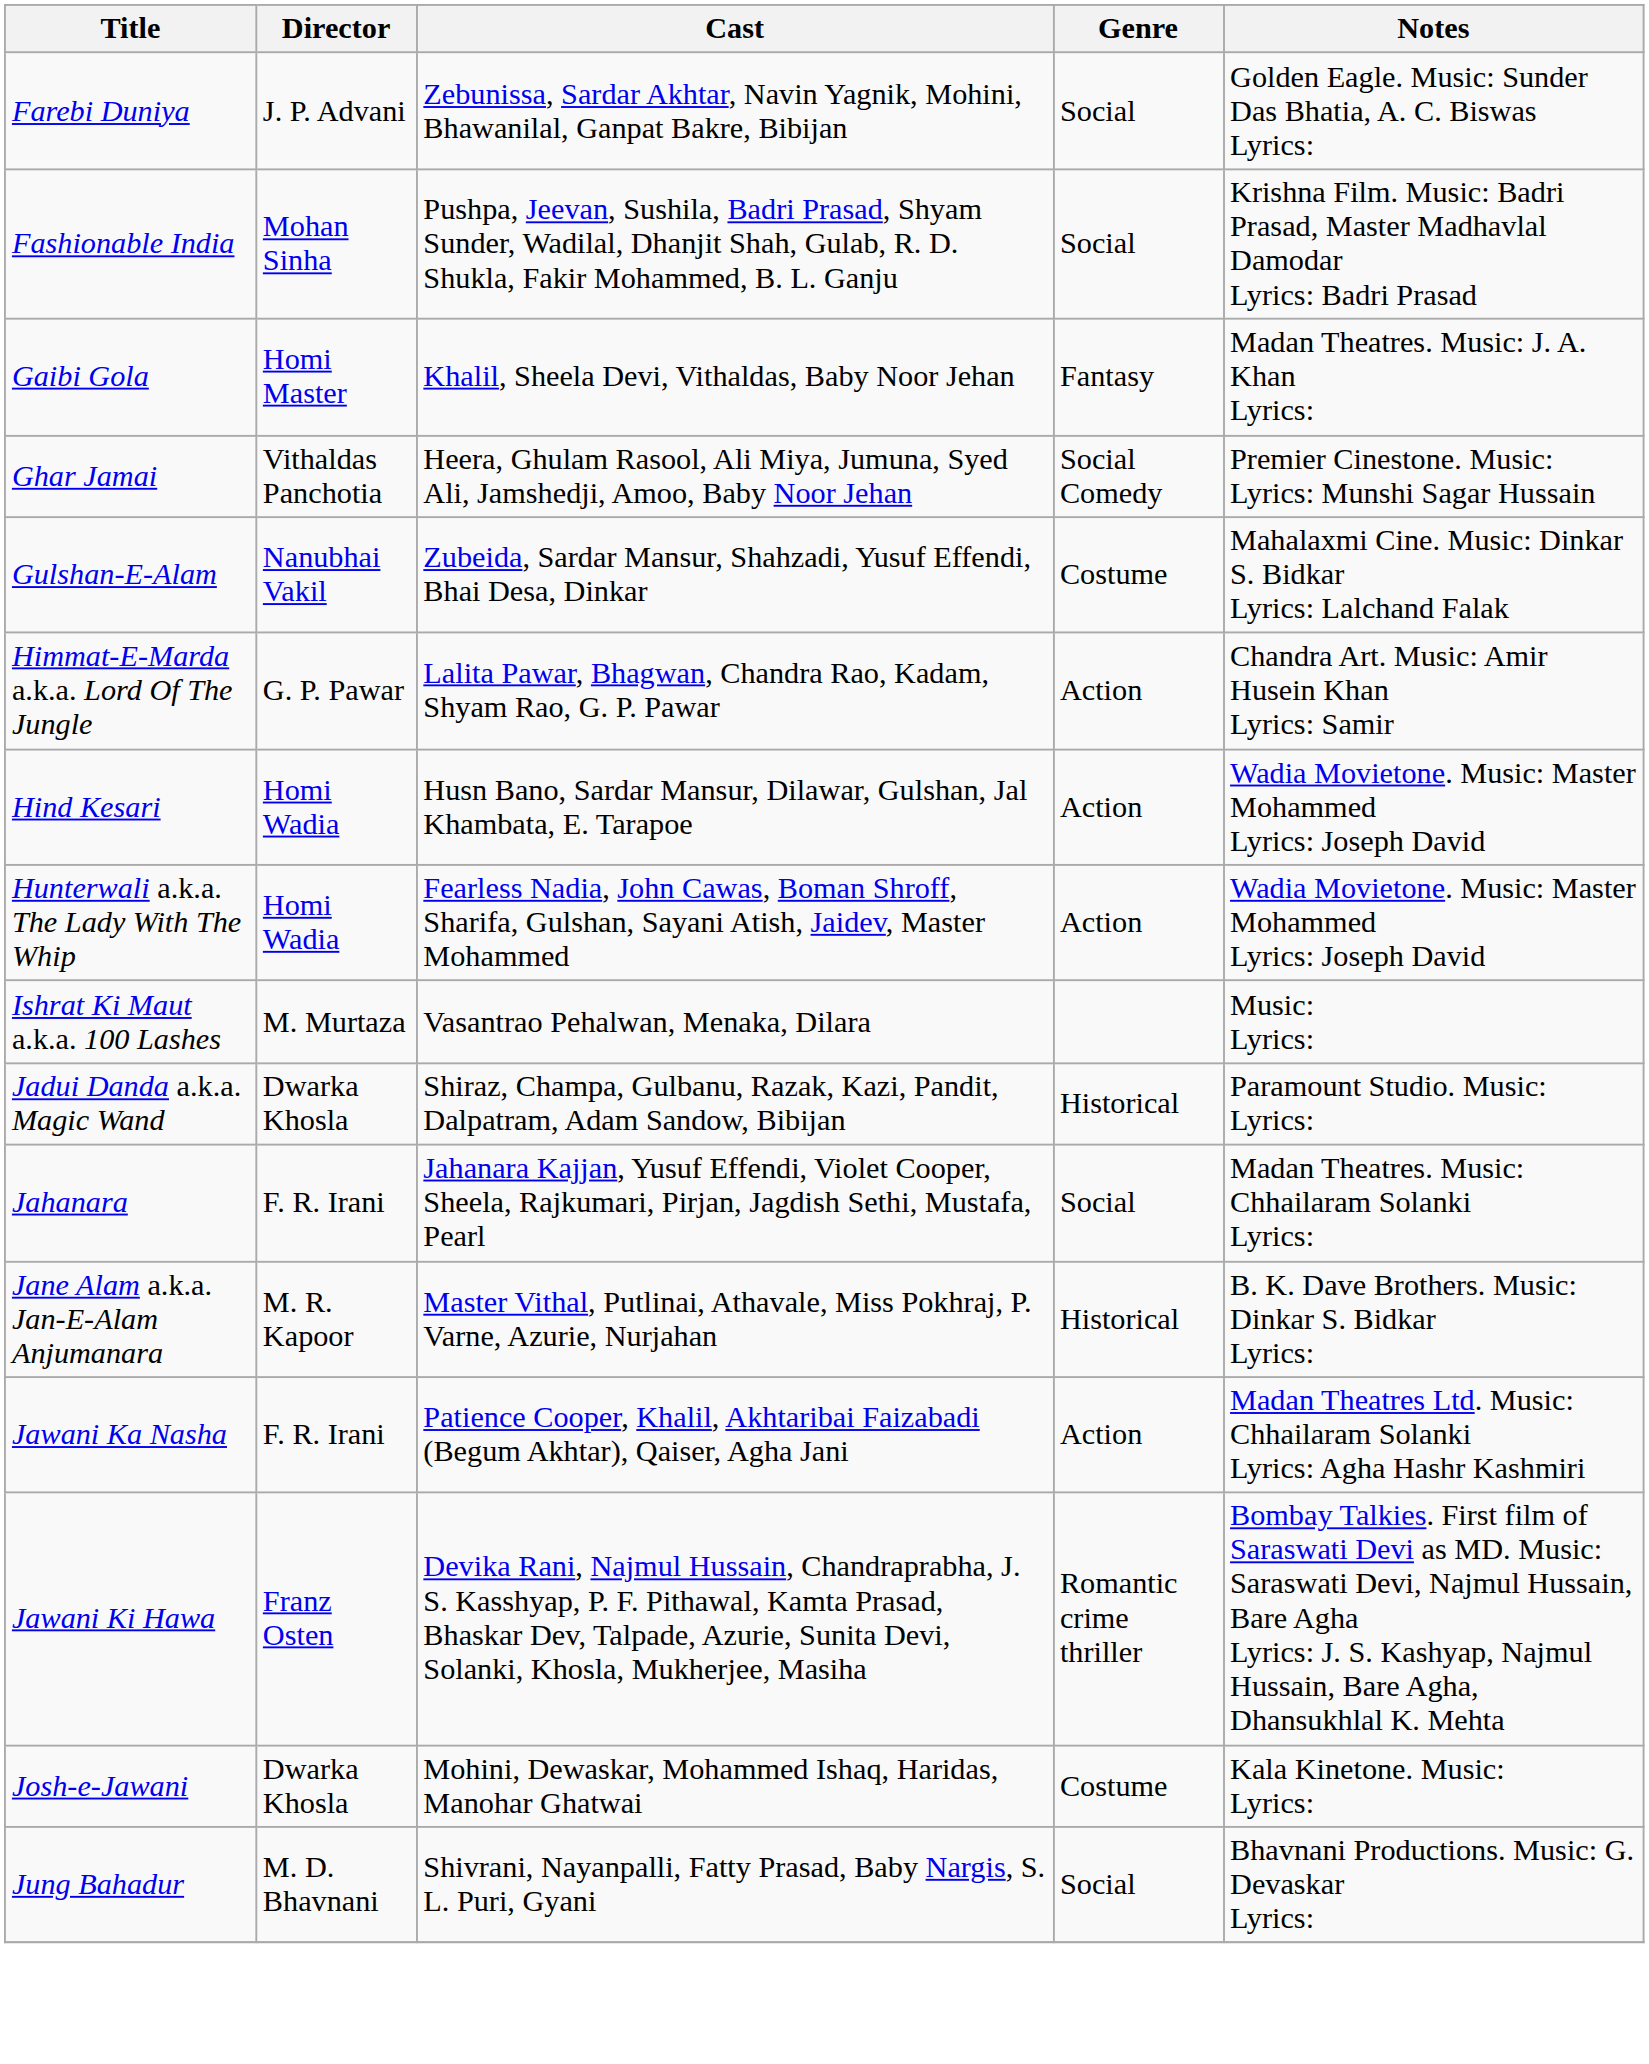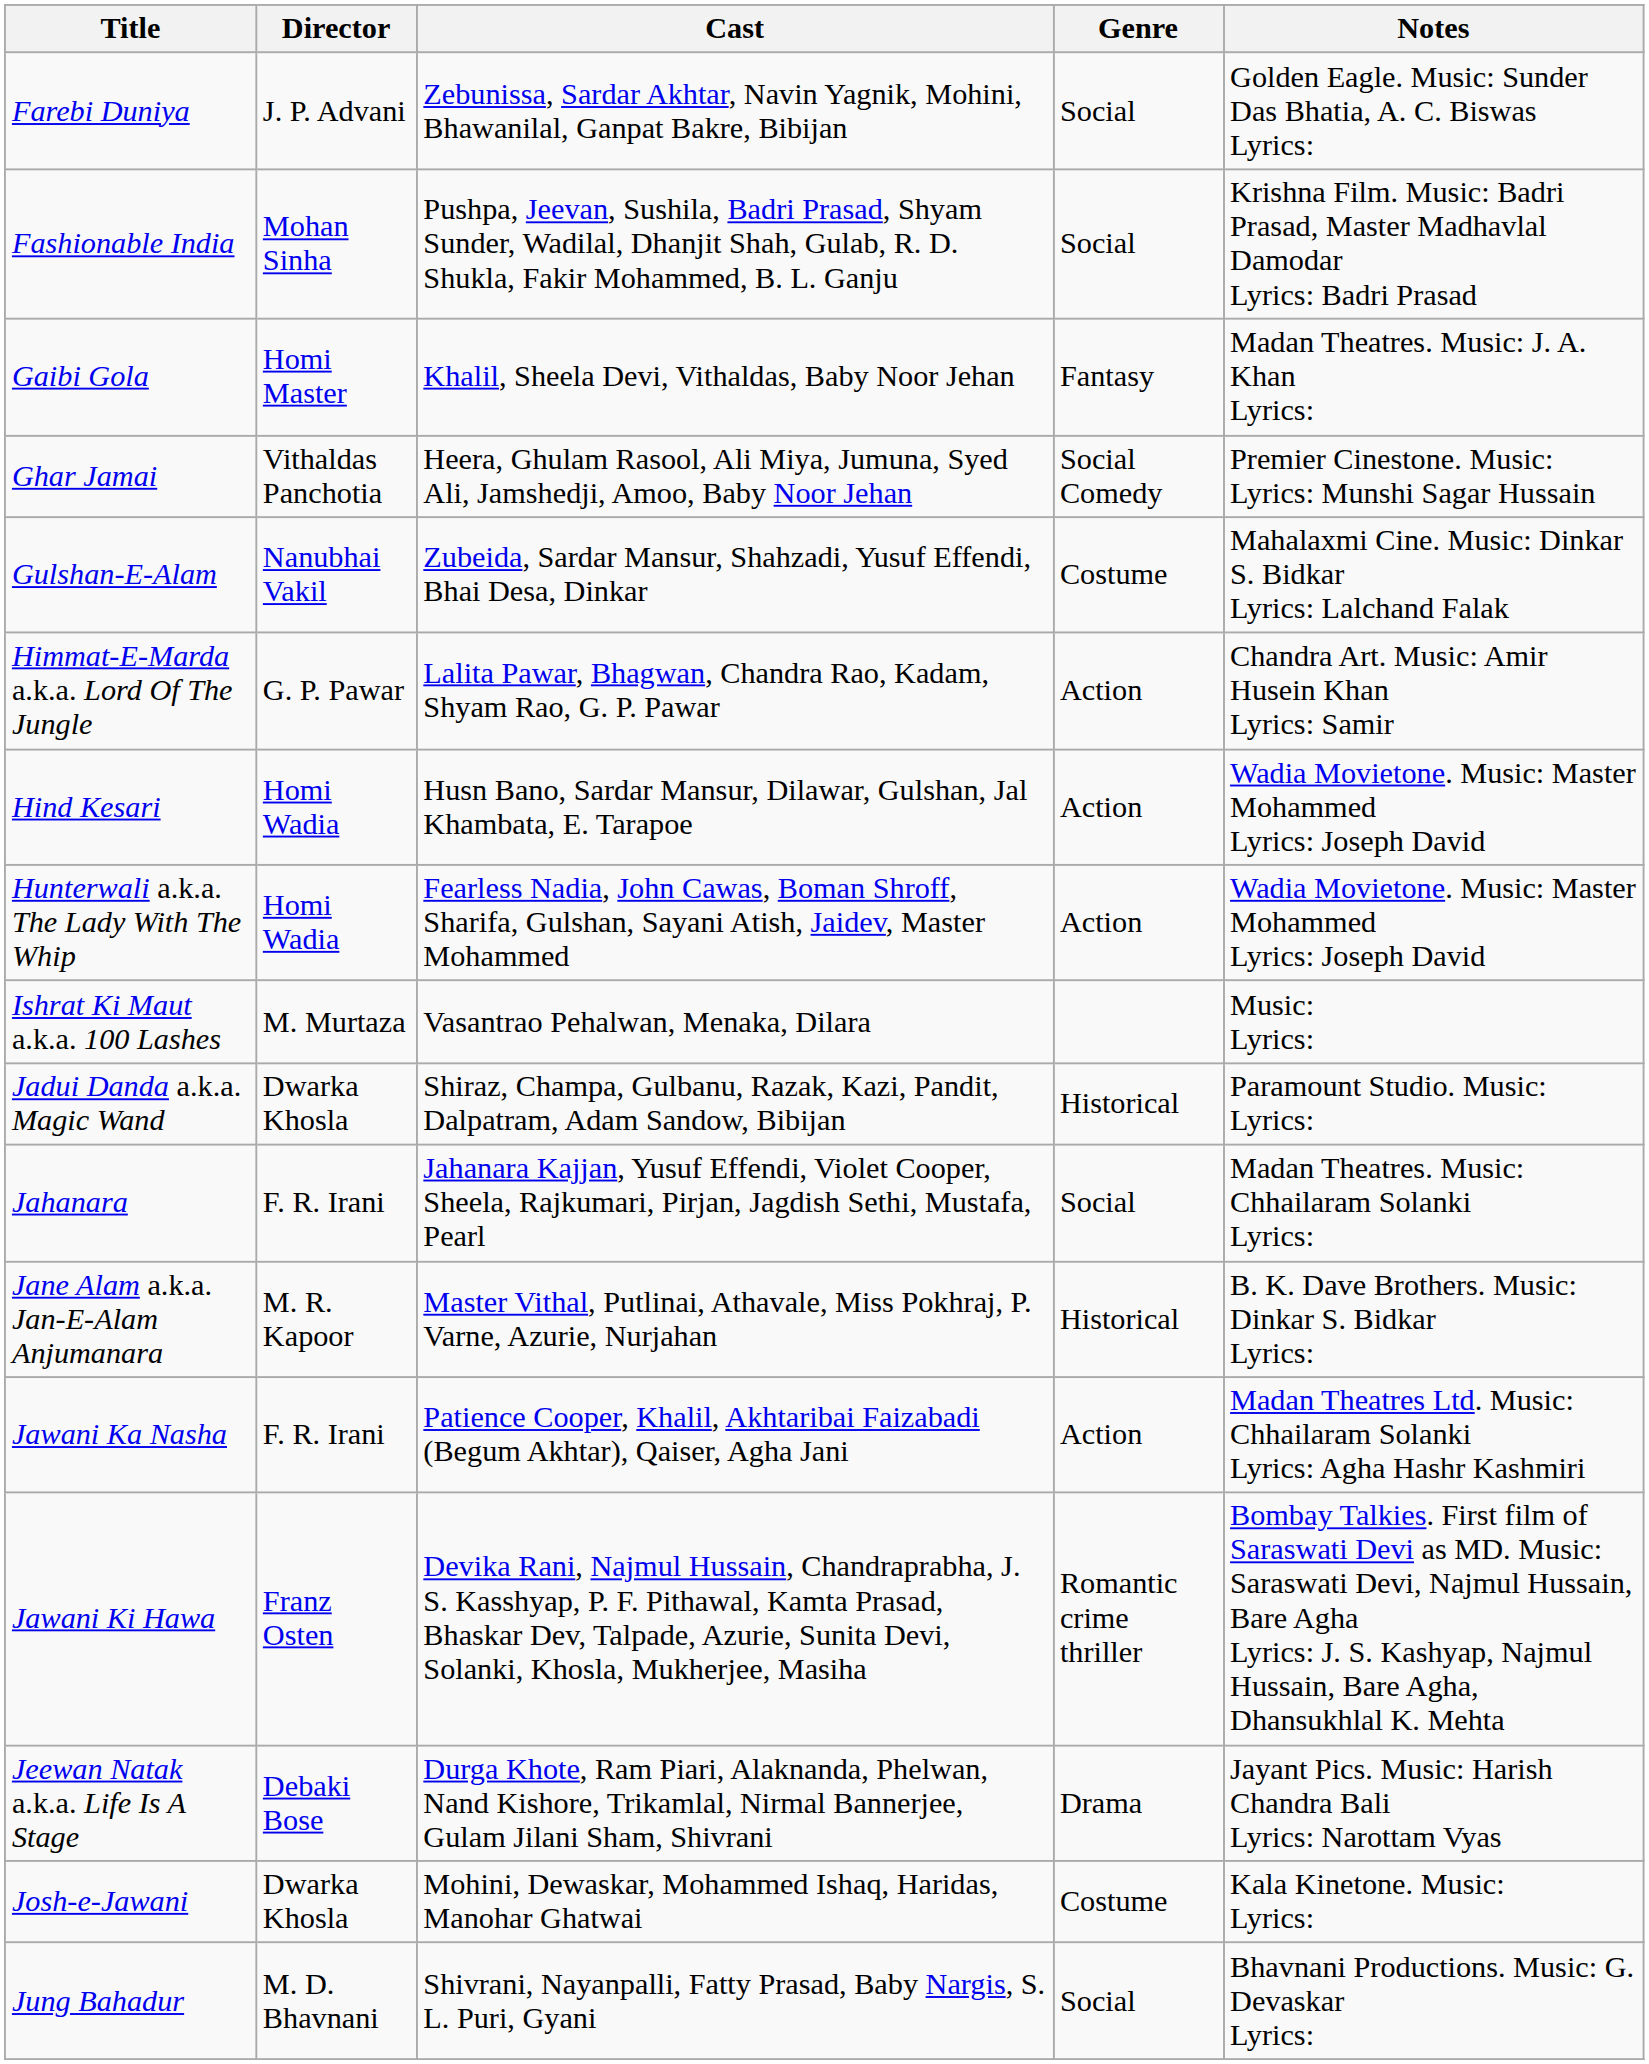+ row: (99, 1802)
